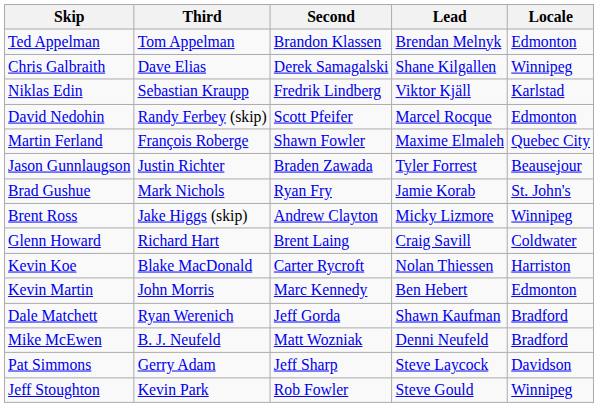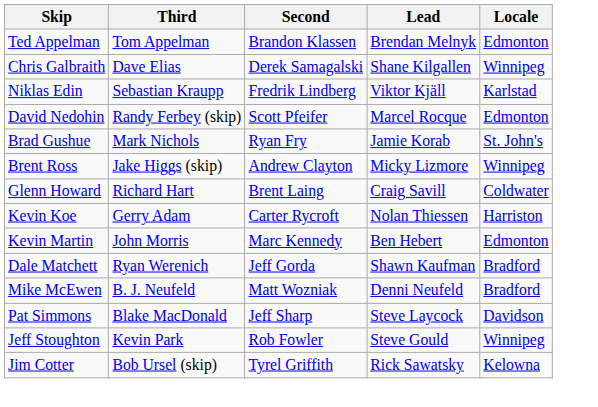- row: (55, 141)
- row: (69, 166)
(195, 265) Blake MacDonald -> (151, 215) Gerry Adam
(177, 365) Gerry Adam -> (170, 315) Blake MacDonald
+ row: (41, 365)
